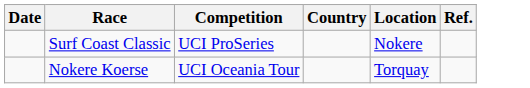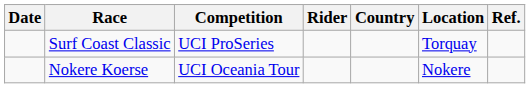+ column: (327, 17)
(398, 43) Nokere -> (449, 43) Torquay
(401, 69) Torquay -> (446, 69) Nokere
